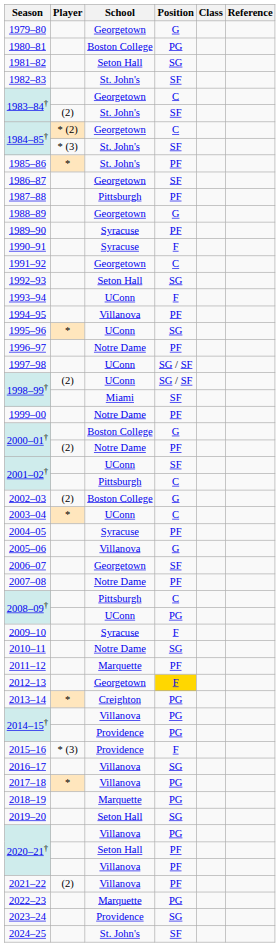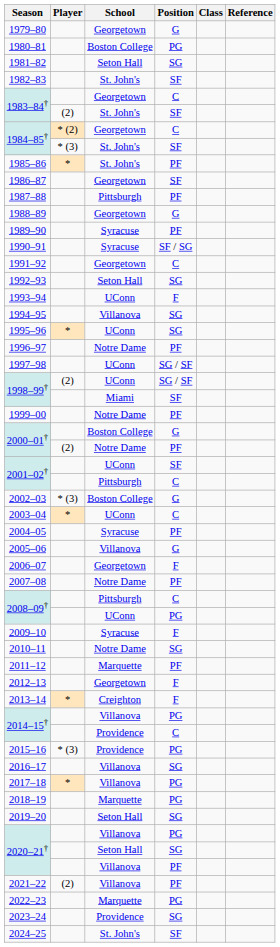(176, 247) F -> (176, 247) SF / SG
(176, 314) PF -> (176, 314) SG
(68, 498) (2) -> (68, 498) * (3)
(176, 565) SF -> (176, 565) F
(176, 682) gold background -> (176, 682) no background
(176, 699) PG -> (176, 699) F
(176, 733) PG -> (176, 733) C
(176, 749) F -> (176, 749) PG
(176, 850) PF -> (176, 850) SG
